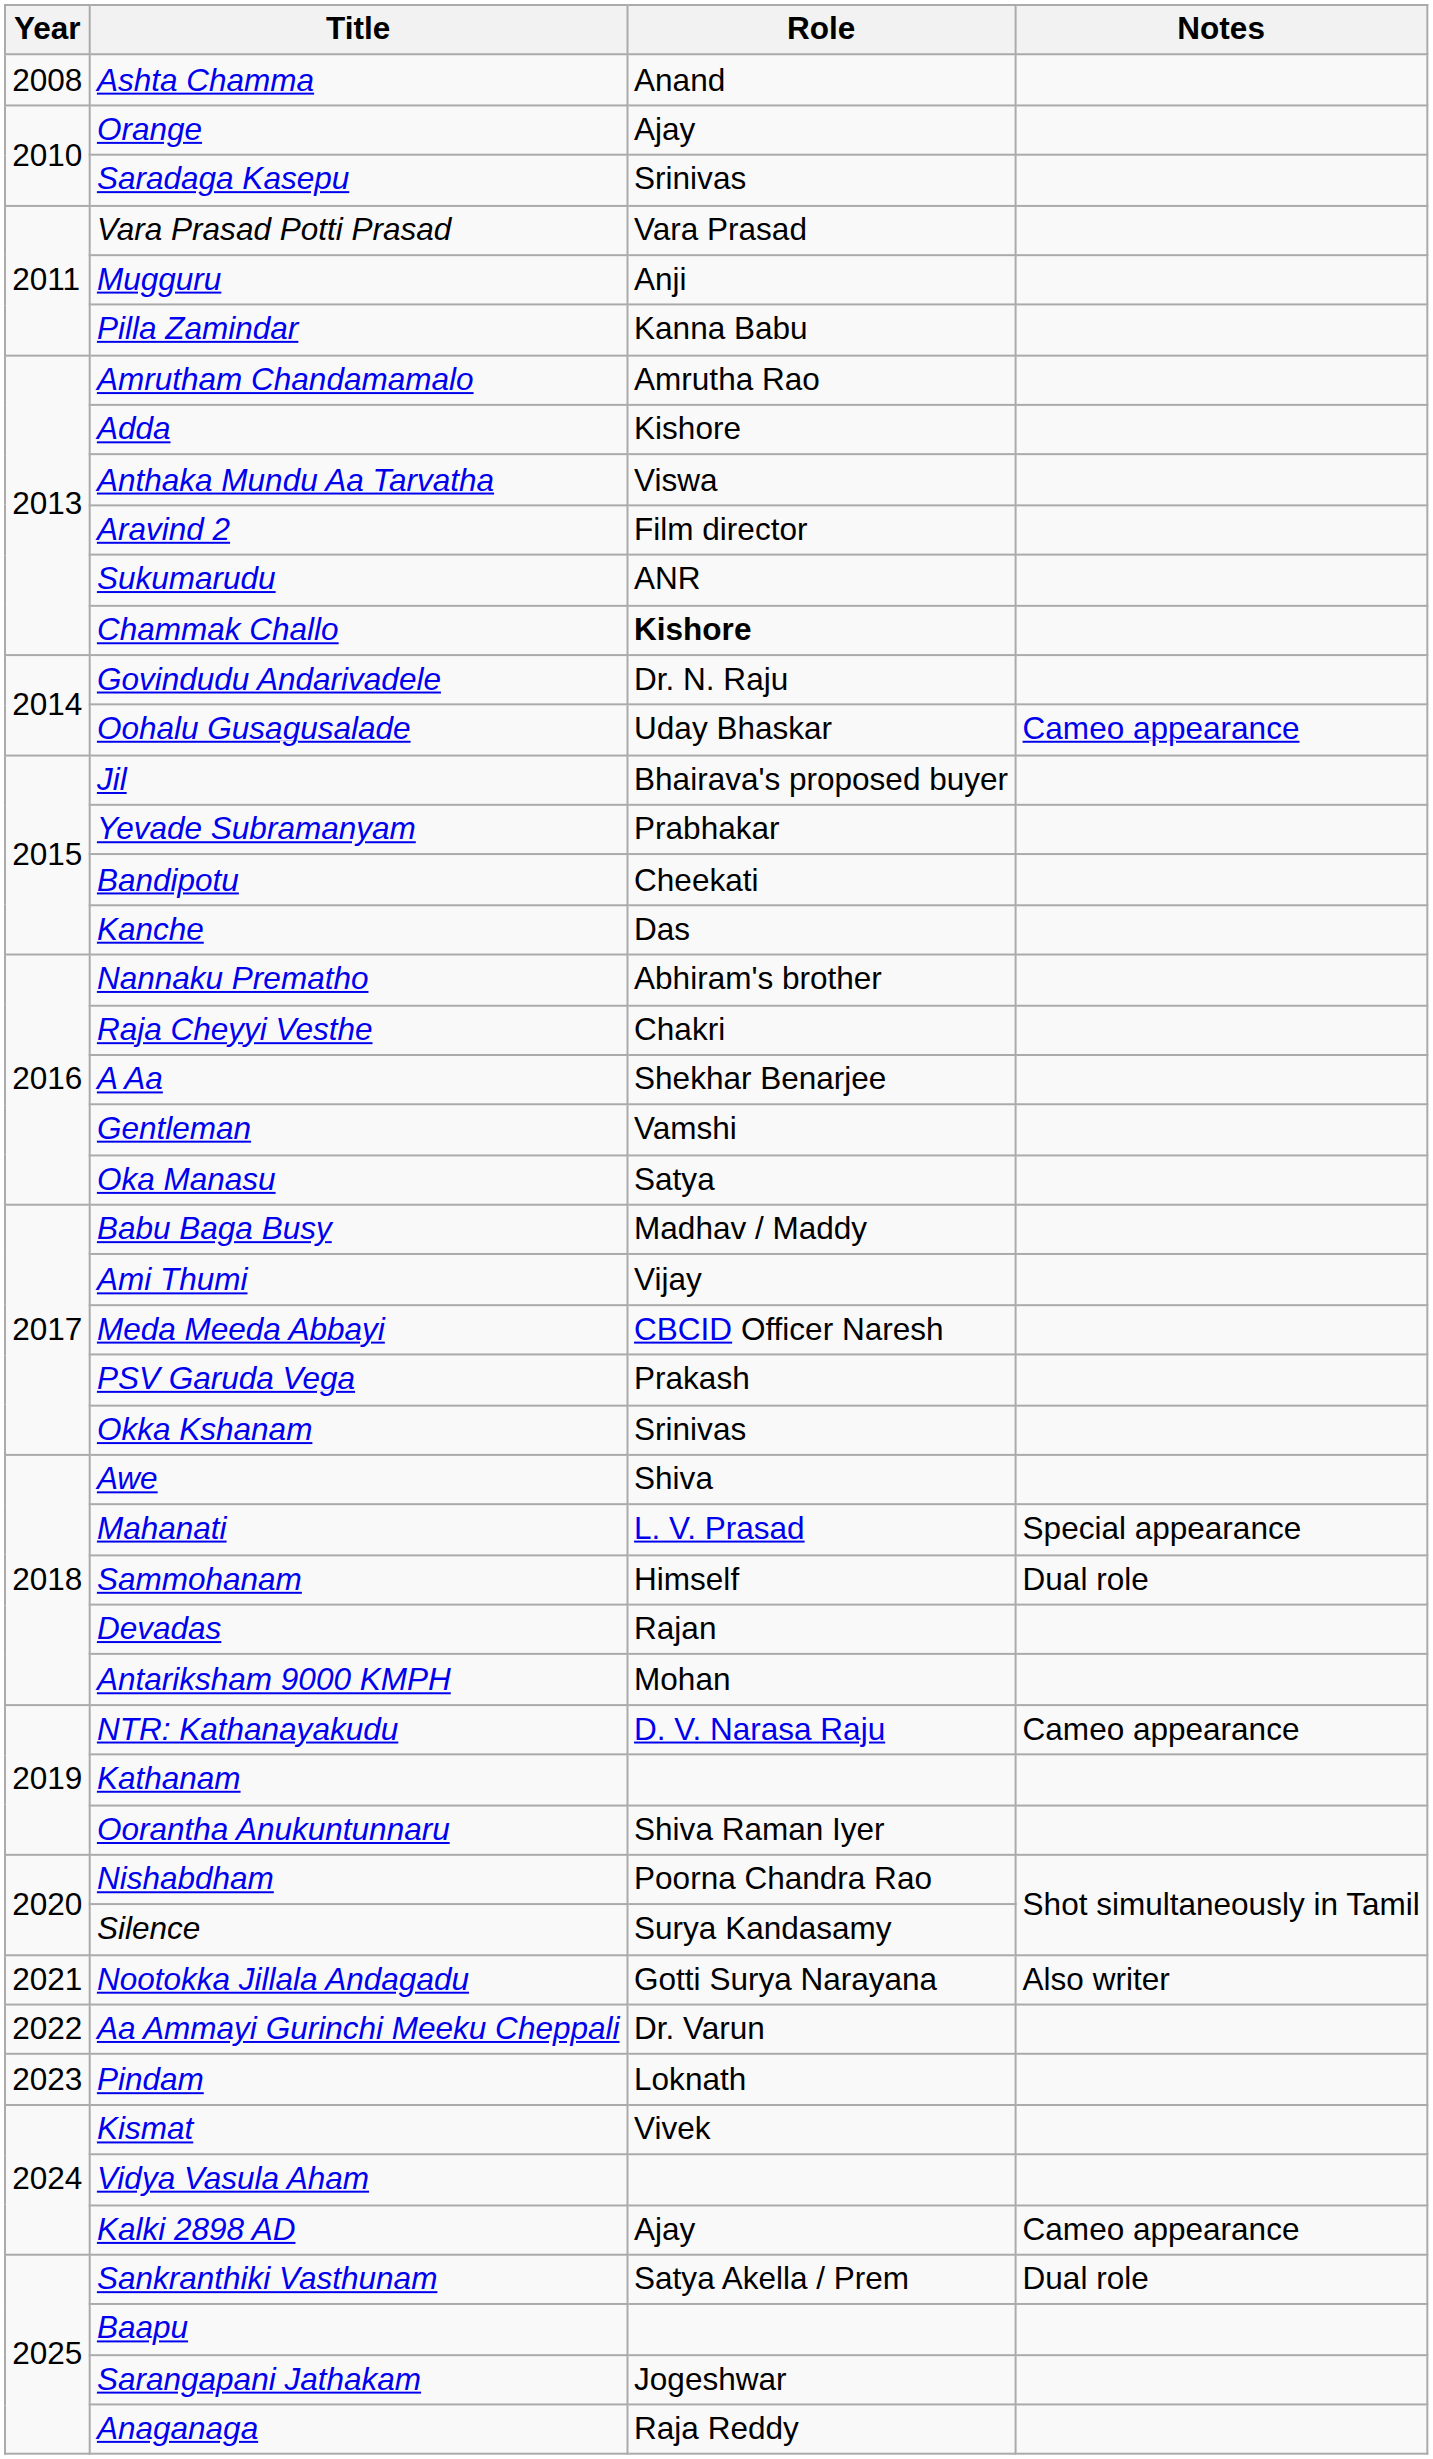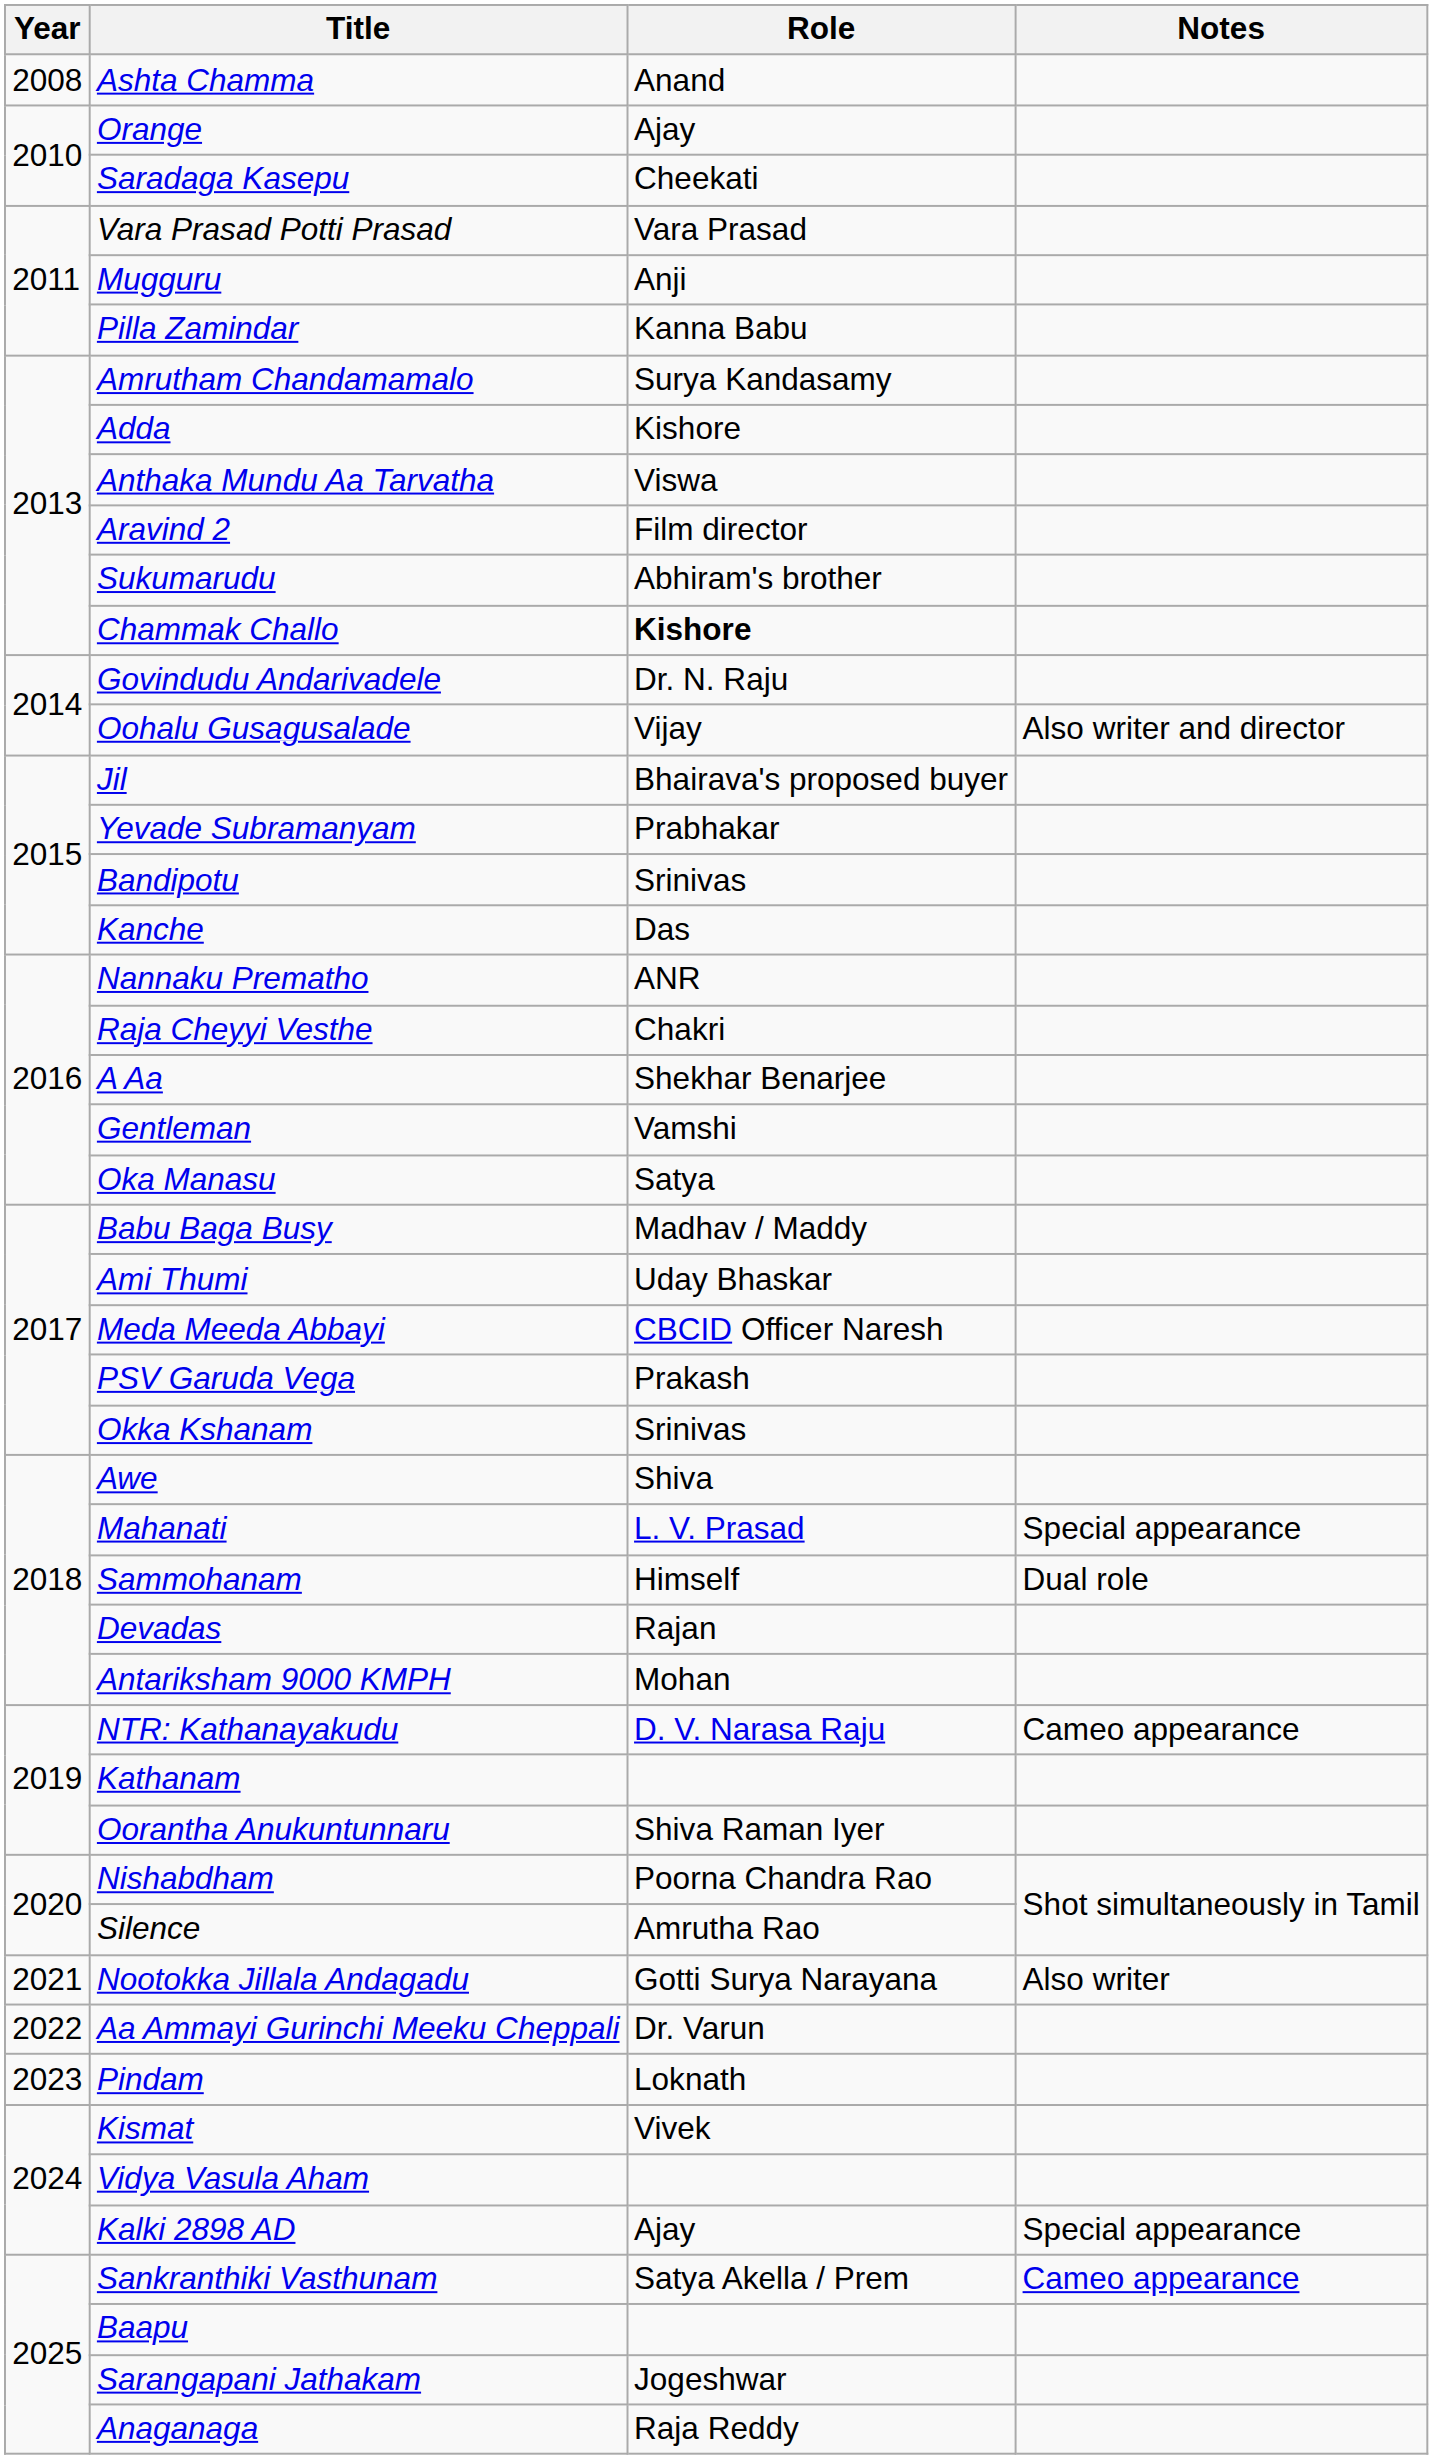(690, 179) Srinivas -> (696, 179) Cheekati
(727, 379) Amrutha Rao -> (763, 379) Surya Kandasamy
(667, 579) ANR -> (758, 579) Abhiram's brother
(733, 729) Uday Bhaskar -> (668, 729) Vijay
(1161, 729) Cameo appearance -> (1184, 729) Also writer and director
(696, 879) Cheekati -> (690, 879) Srinivas
(758, 979) Abhiram's brother -> (667, 979) ANR
(668, 1279) Vijay -> (733, 1279) Uday Bhaskar
(763, 1929) Surya Kandasamy -> (727, 1929) Amrutha Rao
(1161, 2228) Cameo appearance -> (1162, 2228) Special appearance
(1086, 2278) Dual role -> (1161, 2278) Cameo appearance
